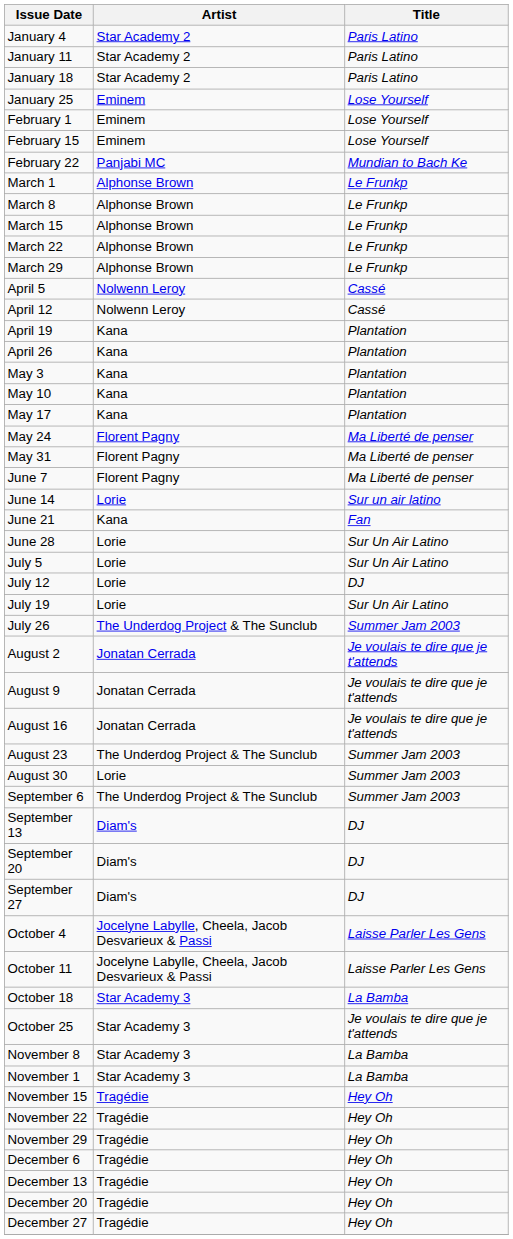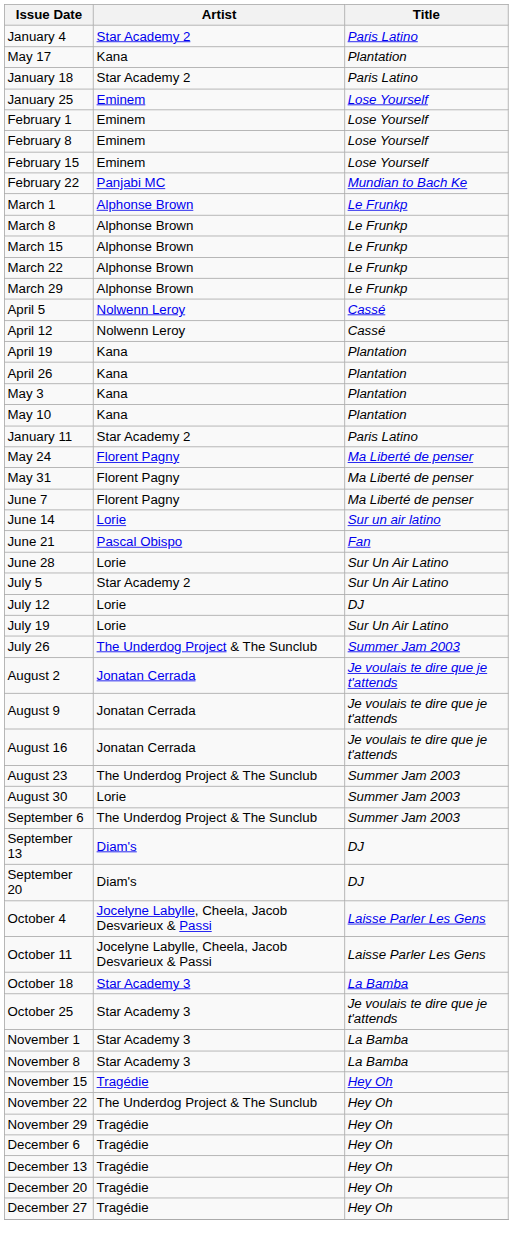rows swapped: (40, 57) <-> (29, 415)
+ row: (40, 141)
(112, 520) Kana -> (139, 541) Pascal Obispo
(111, 562) Lorie -> (143, 583) Star Academy 2
- row: (40, 897)
rows swapped: (44, 1076) <-> (44, 1055)
(123, 1118) Tragédie -> (207, 1103) The Underdog Project & The Sunclub
